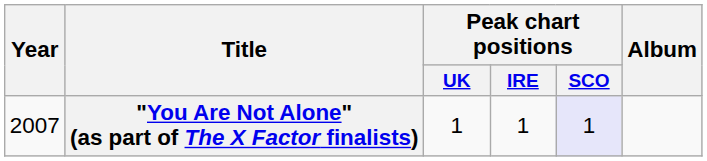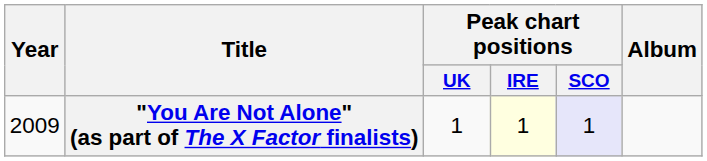(35, 125) 2007 -> (35, 125) 2009
(523, 125) no background -> (523, 125) lightyellow background
